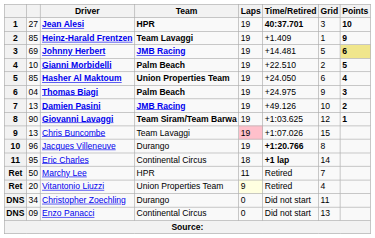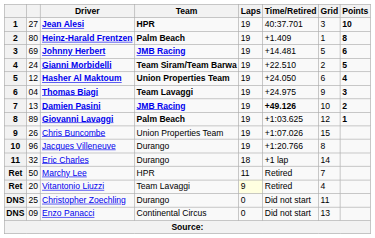(284, 24) bold -> (284, 24) normal
(33, 38) 85 -> (33, 38) 80
(165, 38) Team Lavaggi -> (161, 38) Palm Beach
(345, 38) 9 -> (345, 38) 8
(345, 51) khaki background -> (345, 51) no background
(33, 65) 10 -> (33, 65) 24
(161, 65) Palm Beach -> (187, 65) Team Siram/Team Barwa
(33, 78) 85 -> (33, 78) 12
(161, 92) Palm Beach -> (165, 92) Team Lavaggi
(280, 105) normal -> (280, 105) bold
(33, 119) 90 -> (33, 119) 89
(187, 119) Team Siram/Team Barwa -> (161, 119) Palm Beach
(33, 132) 13 -> (33, 132) 26
(163, 132) Team Lavaggi -> (180, 132) Union Properties Team
(245, 132) pink background -> (245, 132) no background
(284, 146) bold -> (284, 146) normal
(33, 159) 95 -> (33, 159) 32
(172, 159) Continental Circus -> (153, 159) Durango
(277, 159) bold -> (277, 159) normal
(180, 186) Union Properties Team -> (163, 186) Team Lavaggi
(33, 200) 34 -> (33, 200) 25
